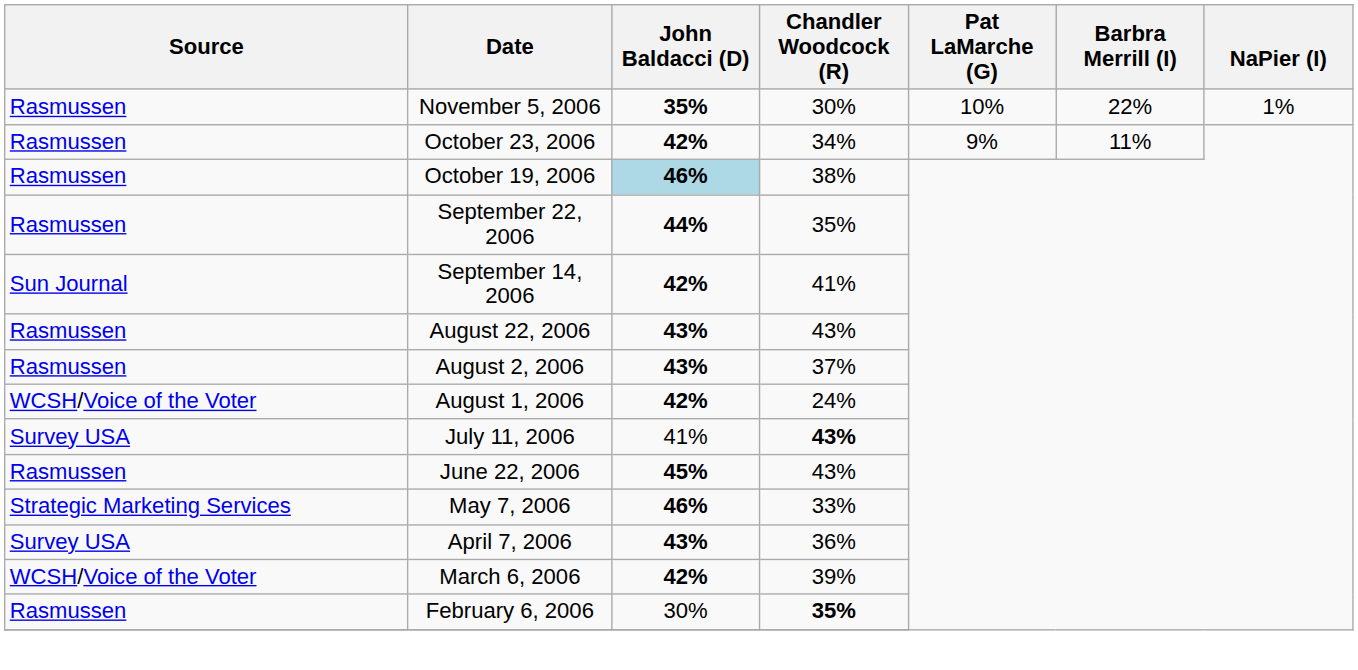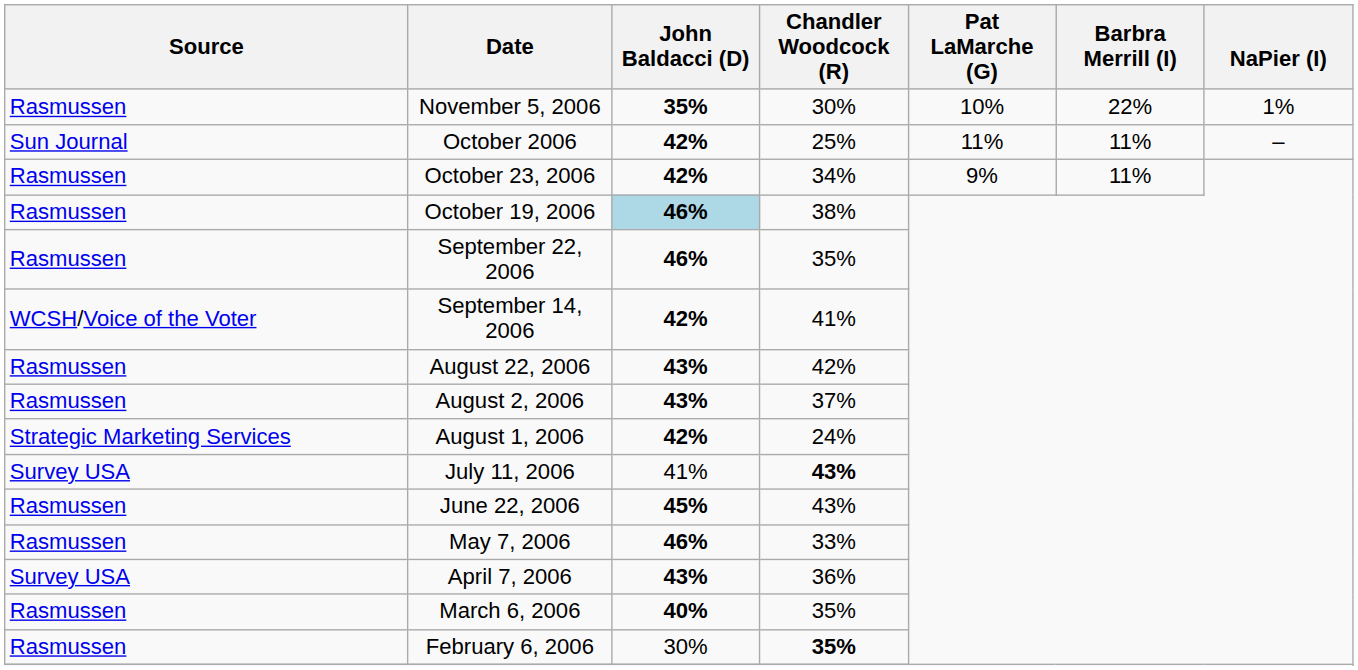+ row: (510, 141)
(686, 224) 44% -> (686, 259) 46%
(69, 284) Sun Journal -> (133, 319) WCSH/Voice of the Voter
(834, 331) 43% -> (834, 366) 42%
(133, 401) WCSH/Voice of the Voter -> (150, 436) Strategic Marketing Services
(150, 506) Strategic Marketing Services -> (68, 541) Rasmussen
(133, 576) WCSH/Voice of the Voter -> (68, 611) Rasmussen
(686, 576) 42% -> (686, 611) 40%
(834, 576) 39% -> (834, 611) 35%
